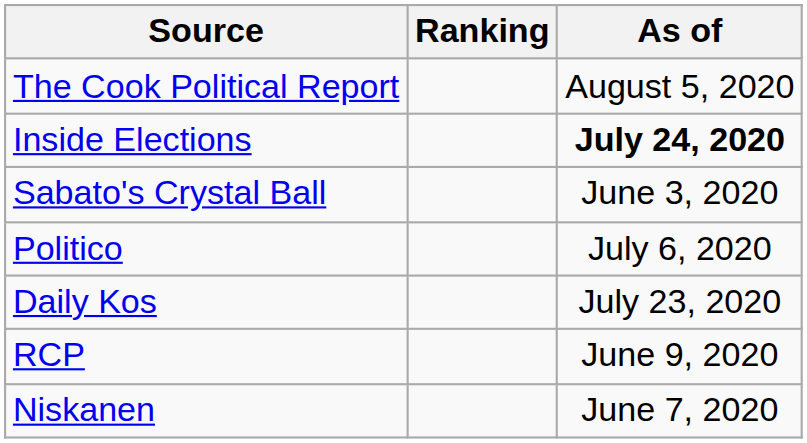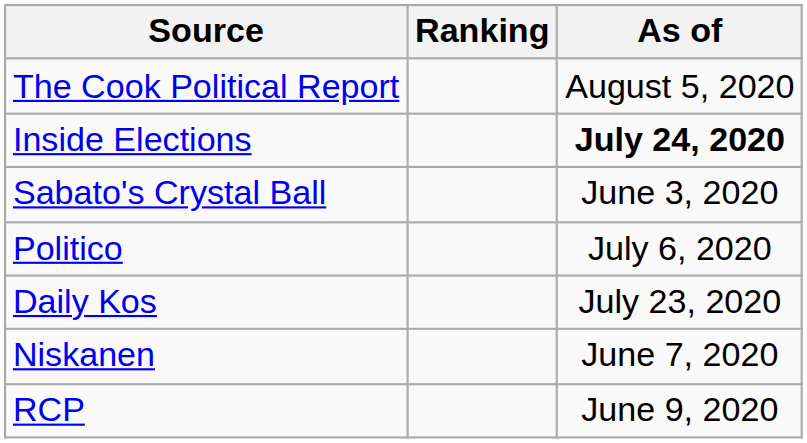rows swapped: (49, 355) <-> (84, 409)
